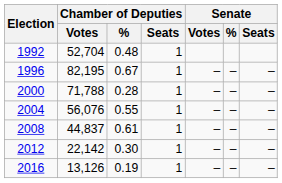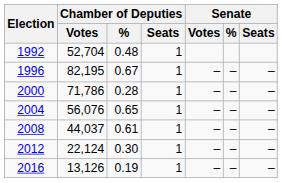(86, 91) 71,788 -> (86, 91) 71,786
(126, 110) 0.55 -> (126, 110) 0.65
(86, 129) 44,837 -> (86, 129) 44,037
(86, 149) 22,142 -> (86, 149) 22,124
